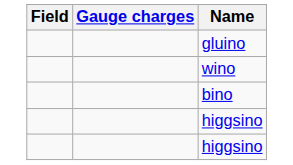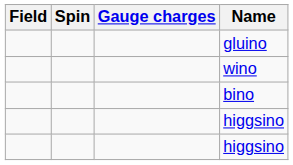+ column: (73, 17)
